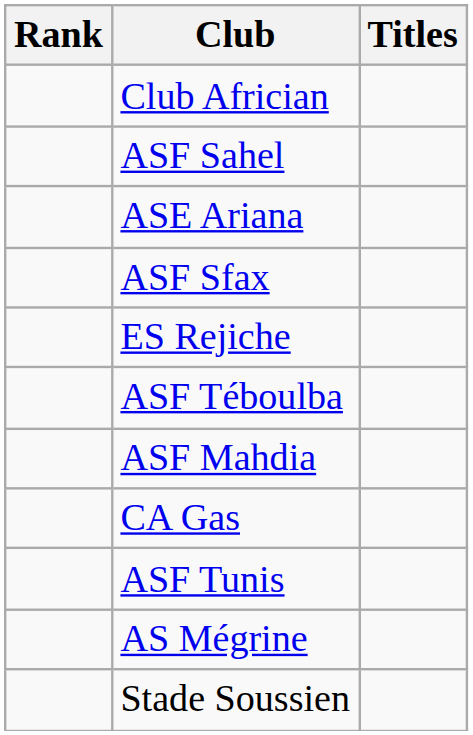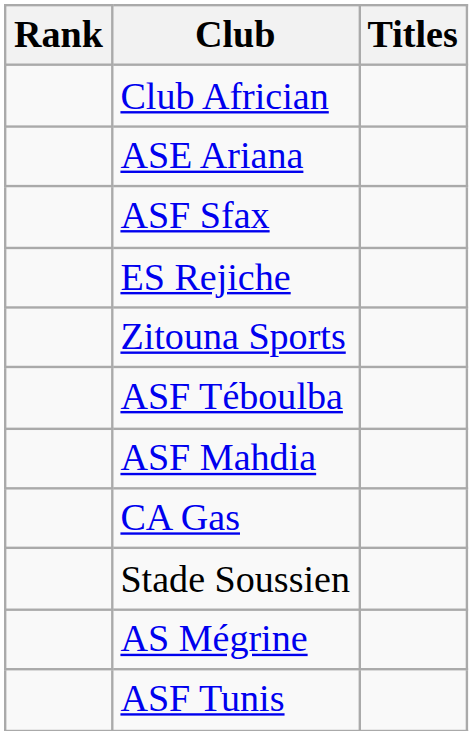- row: (202, 155)
+ row: (233, 336)
rows swapped: (202, 578) <-> (235, 699)
